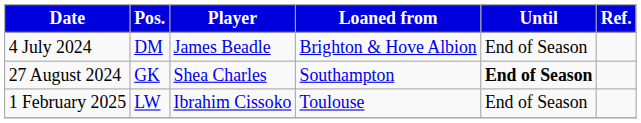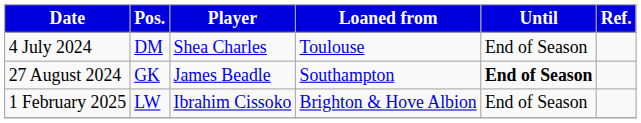(222, 46) James Beadle -> (220, 46) Shea Charles
(388, 46) Brighton & Hove Albion -> (332, 46) Toulouse
(220, 74) Shea Charles -> (222, 74) James Beadle
(332, 103) Toulouse -> (388, 103) Brighton & Hove Albion
